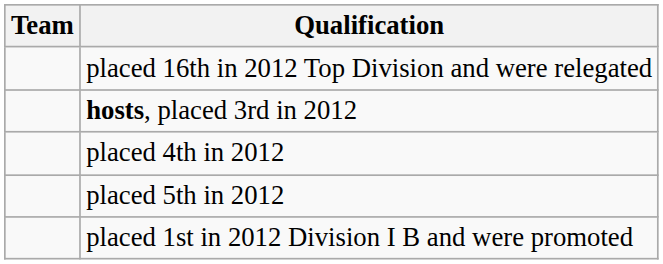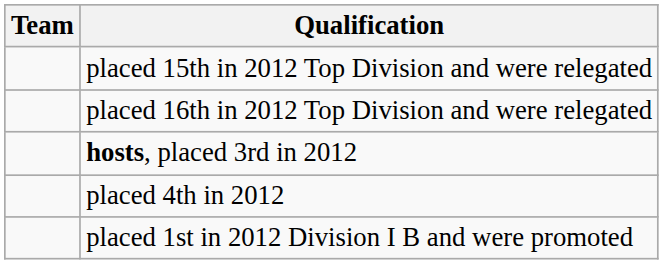+ row: (369, 68)
- row: (185, 195)
